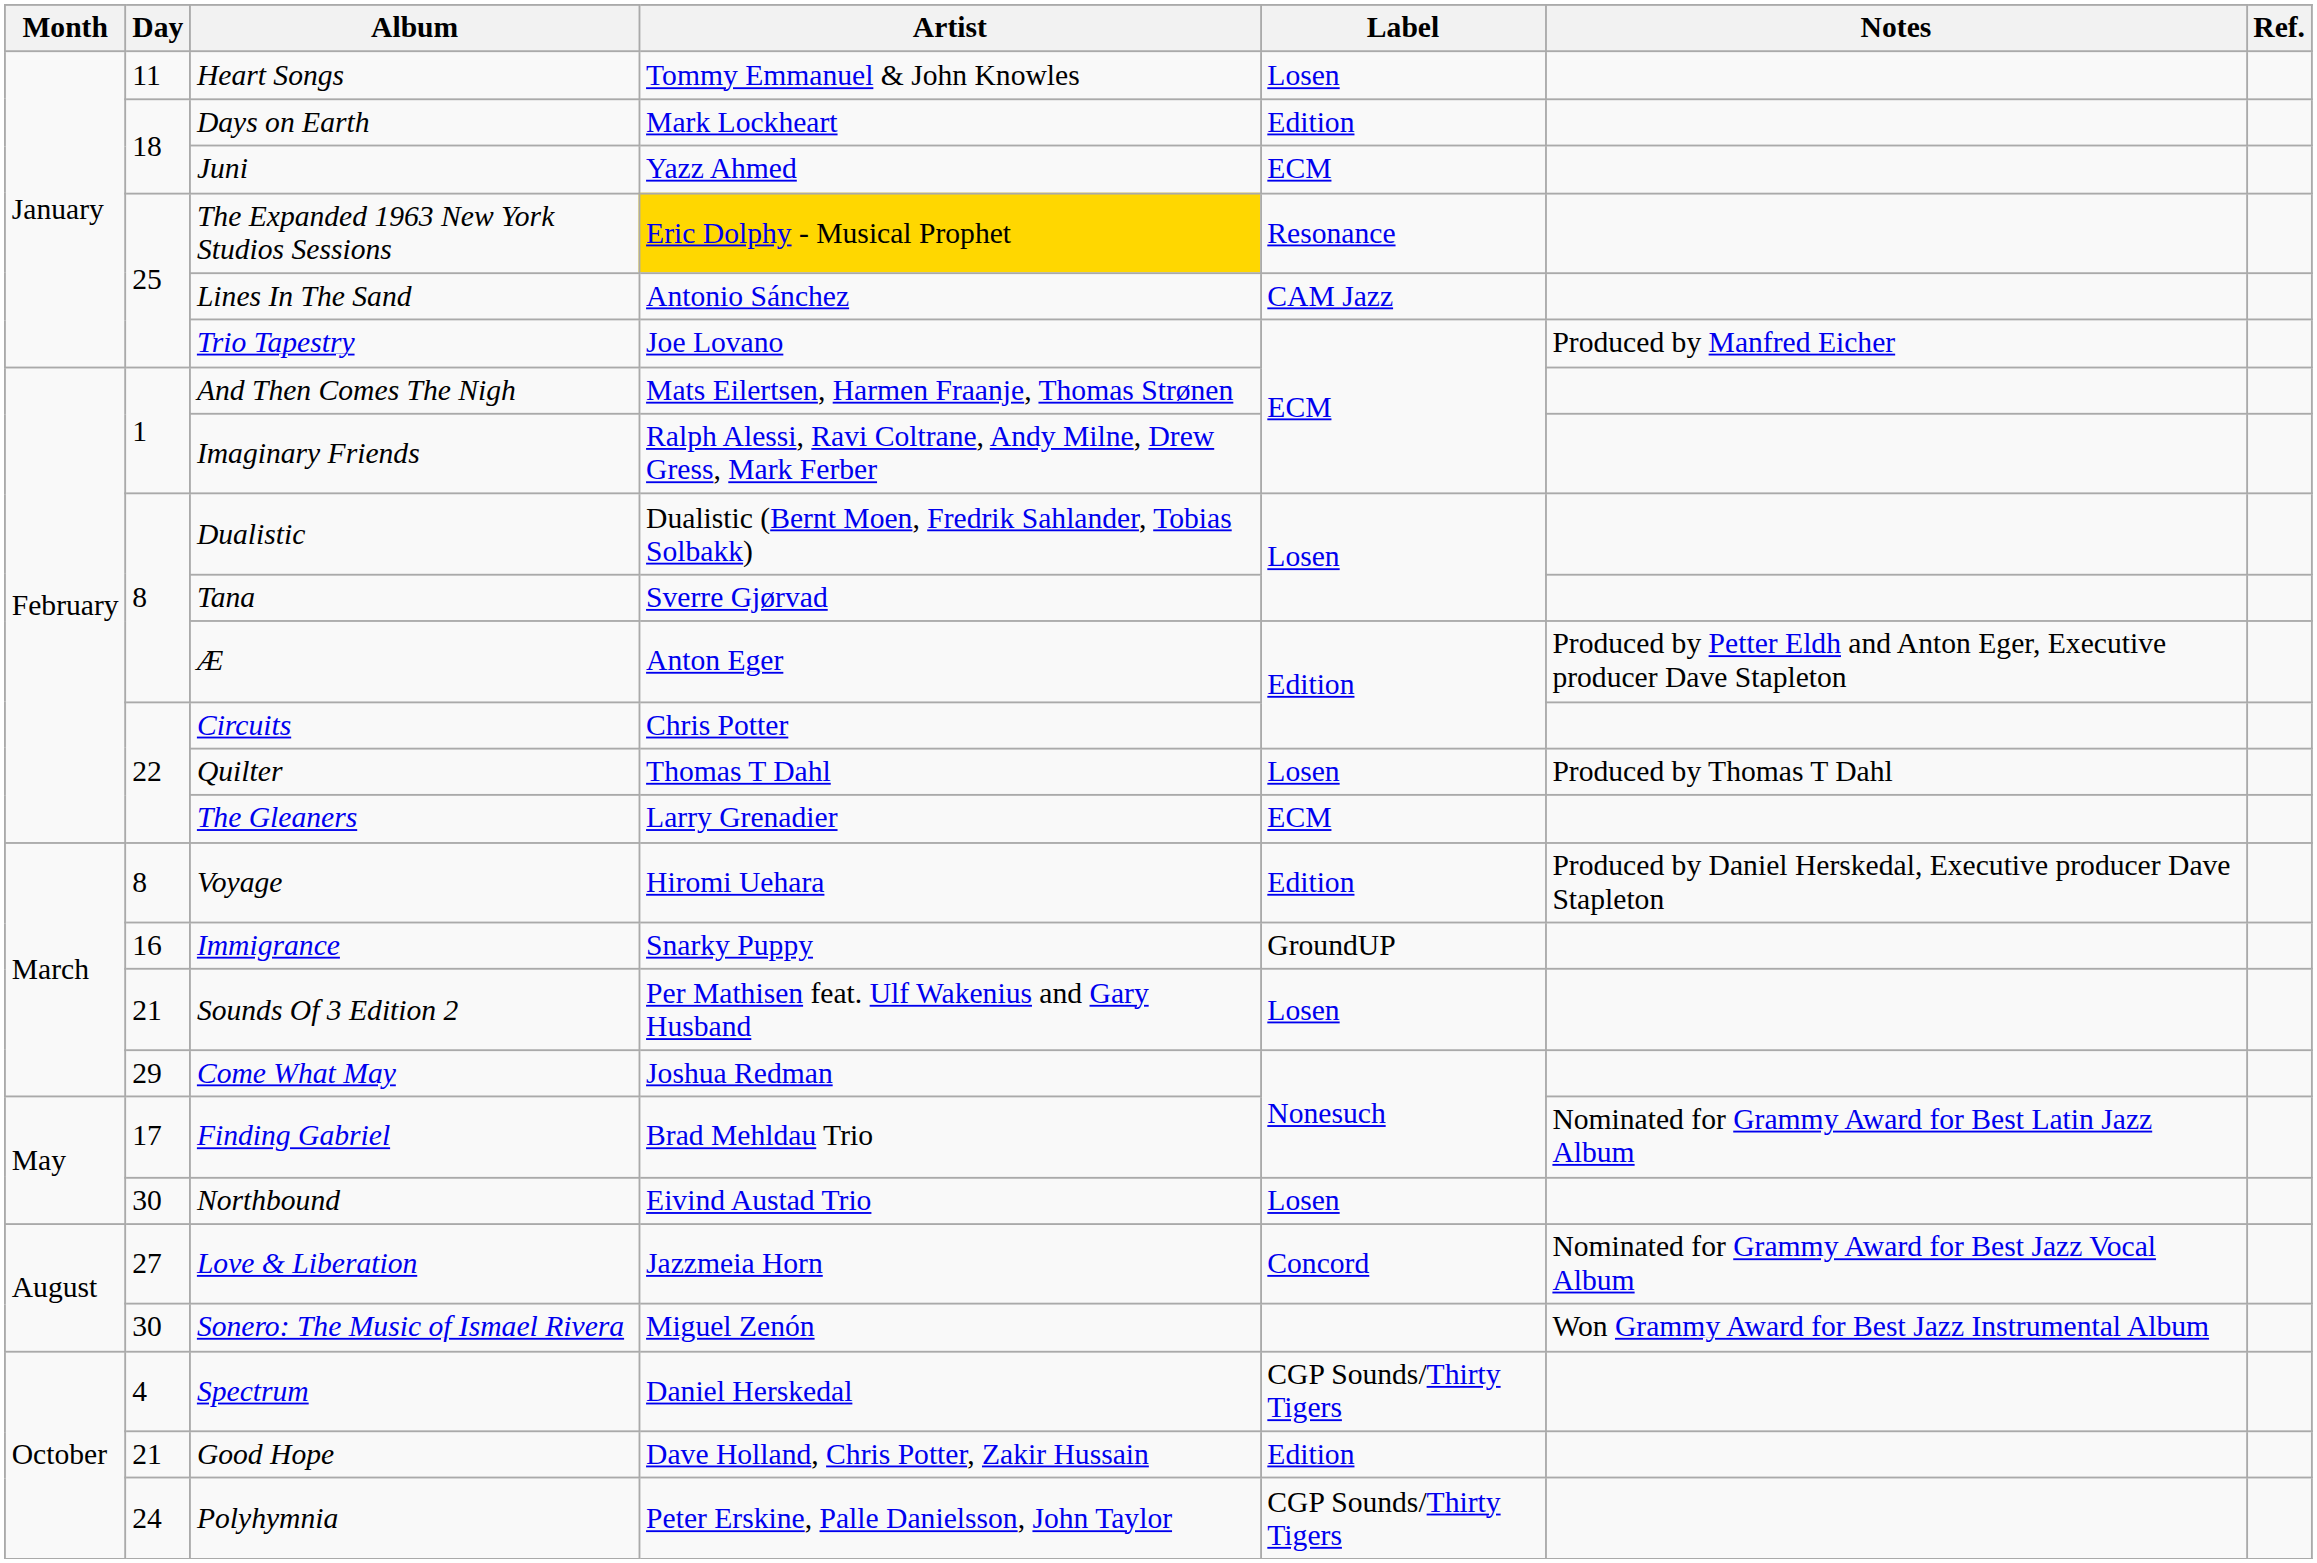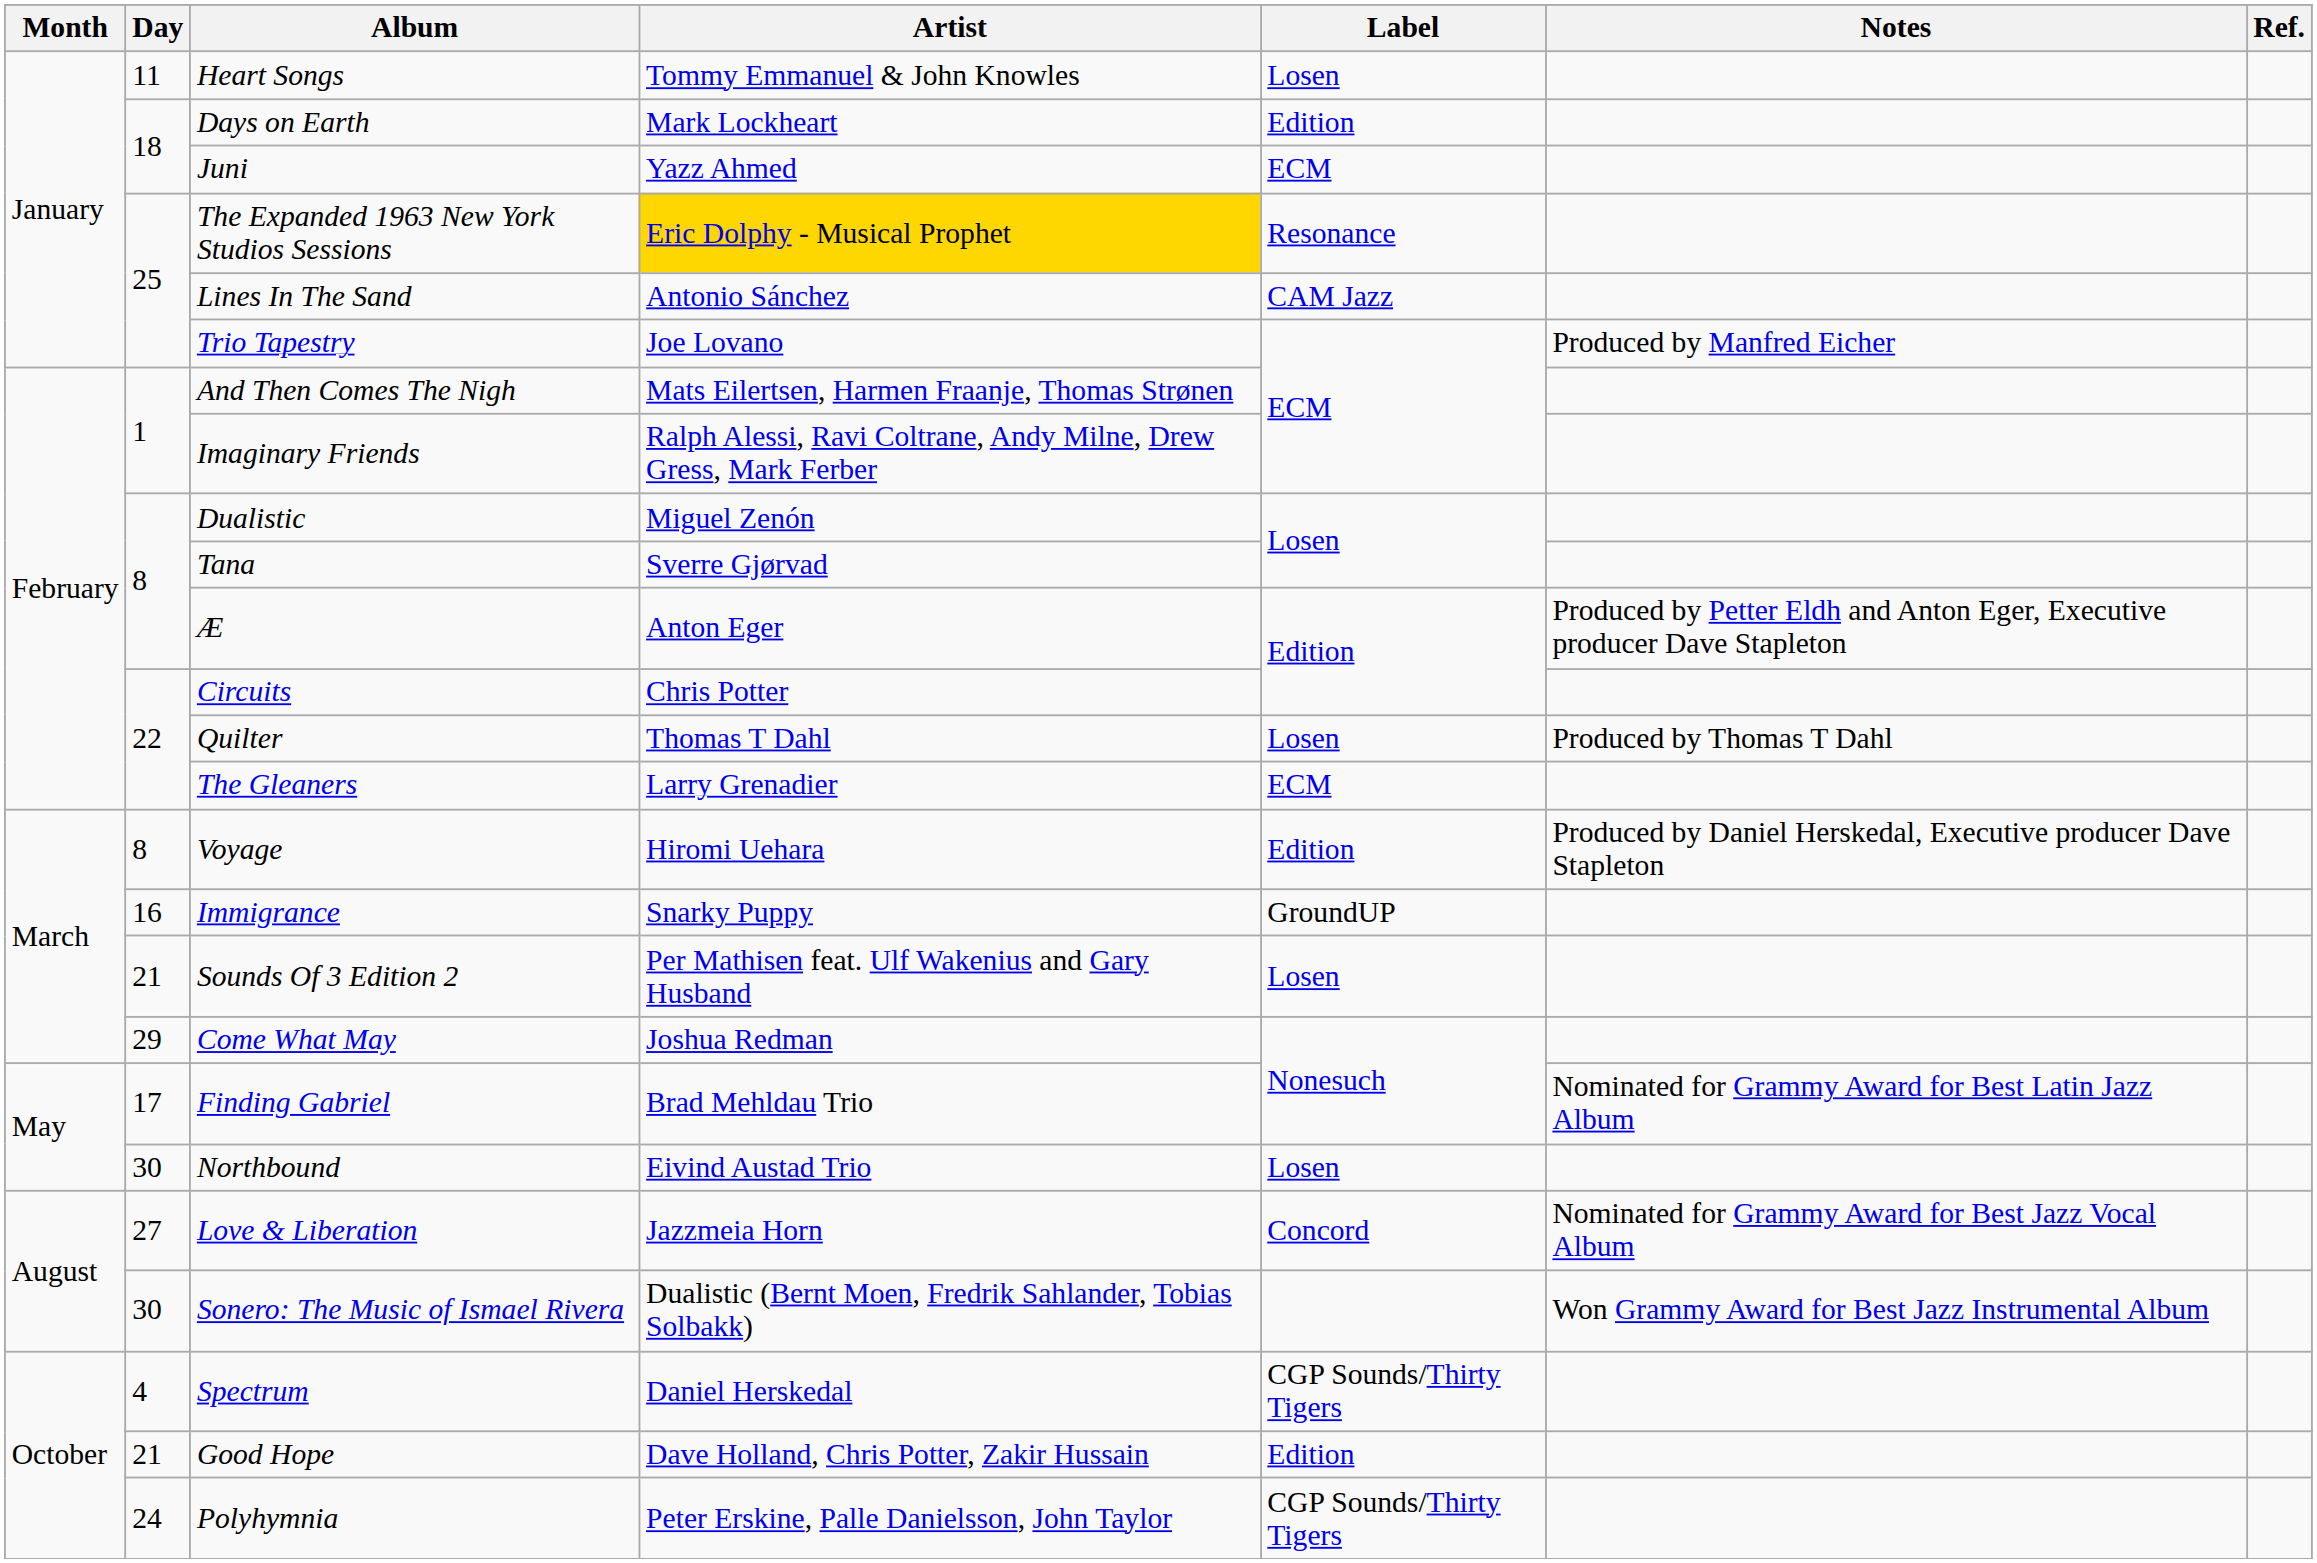(939, 533) Dualistic (Bernt Moen, Fredrik Sahlander, Tobias Solbakk) -> (730, 517) Miguel Zenón
(730, 1327) Miguel Zenón -> (939, 1310) Dualistic (Bernt Moen, Fredrik Sahlander, Tobias Solbakk)
